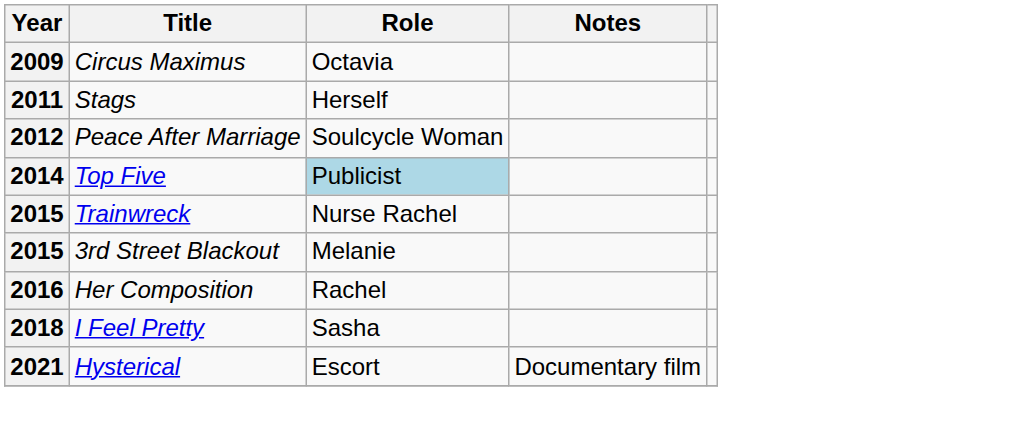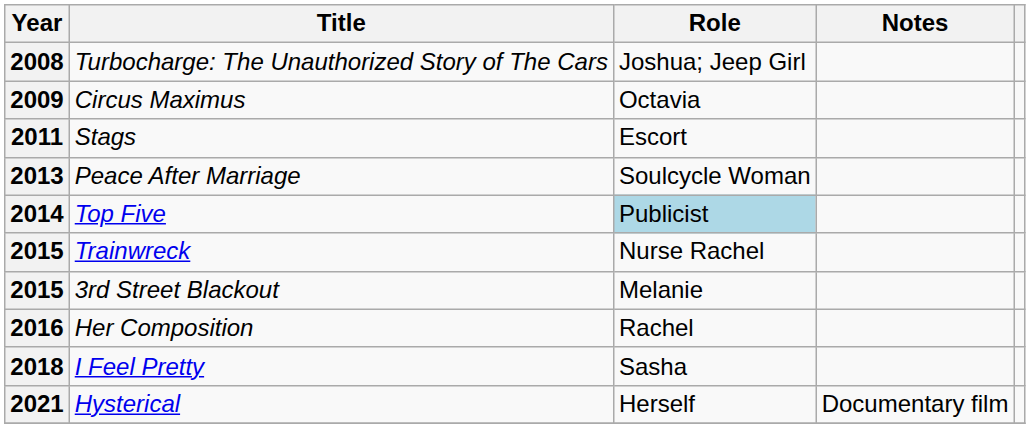+ row: (341, 61)
(350, 99) Herself -> (653, 137) Escort
(37, 137) 2012 -> (37, 175) 2013
(346, 366) Escort -> (657, 404) Herself
